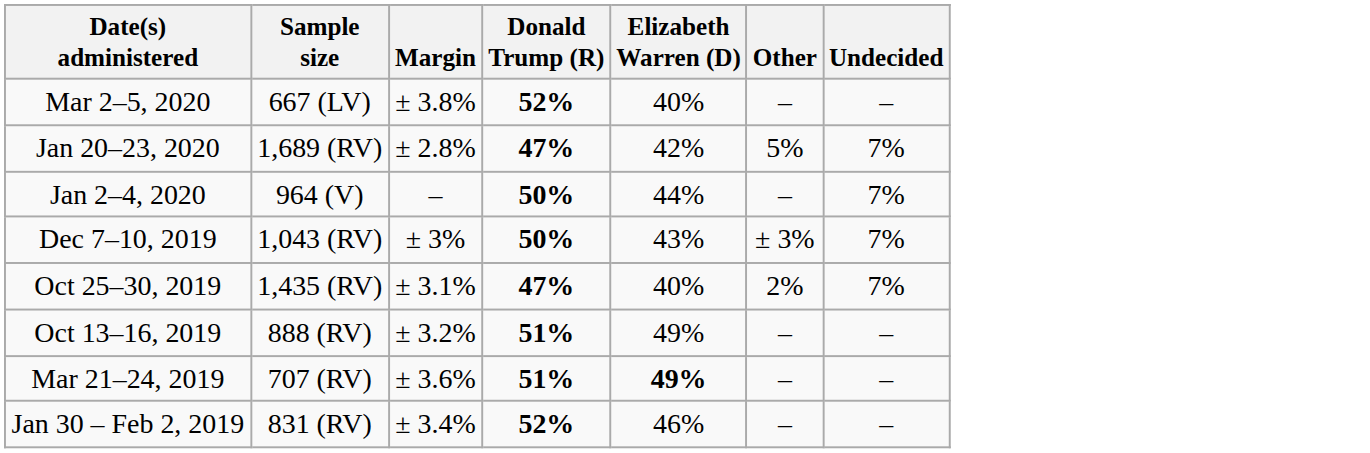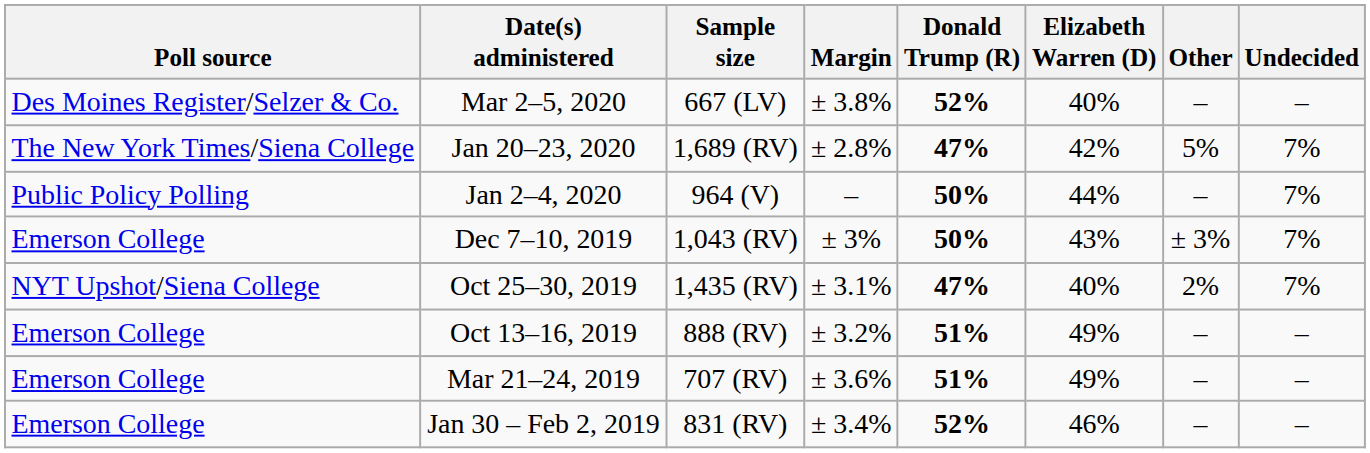+ column: (213, 57)
(679, 378) bold -> (1094, 378) normal
